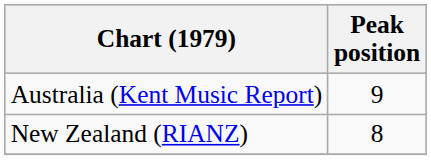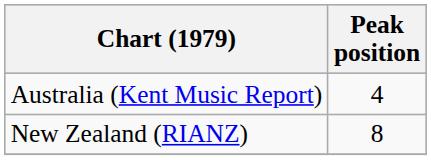(377, 93) 9 -> (377, 93) 4
